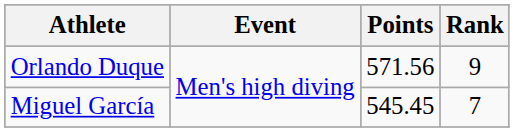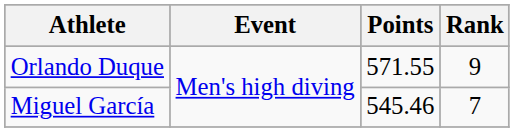(400, 66) 571.56 -> (400, 66) 571.55
(400, 107) 545.45 -> (400, 107) 545.46
